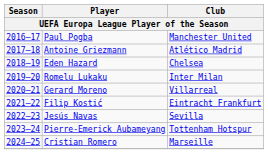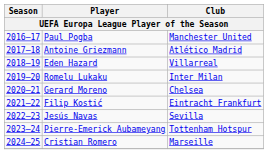(186, 63) Chelsea -> (193, 63) Villarreal
(193, 90) Villarreal -> (186, 90) Chelsea
